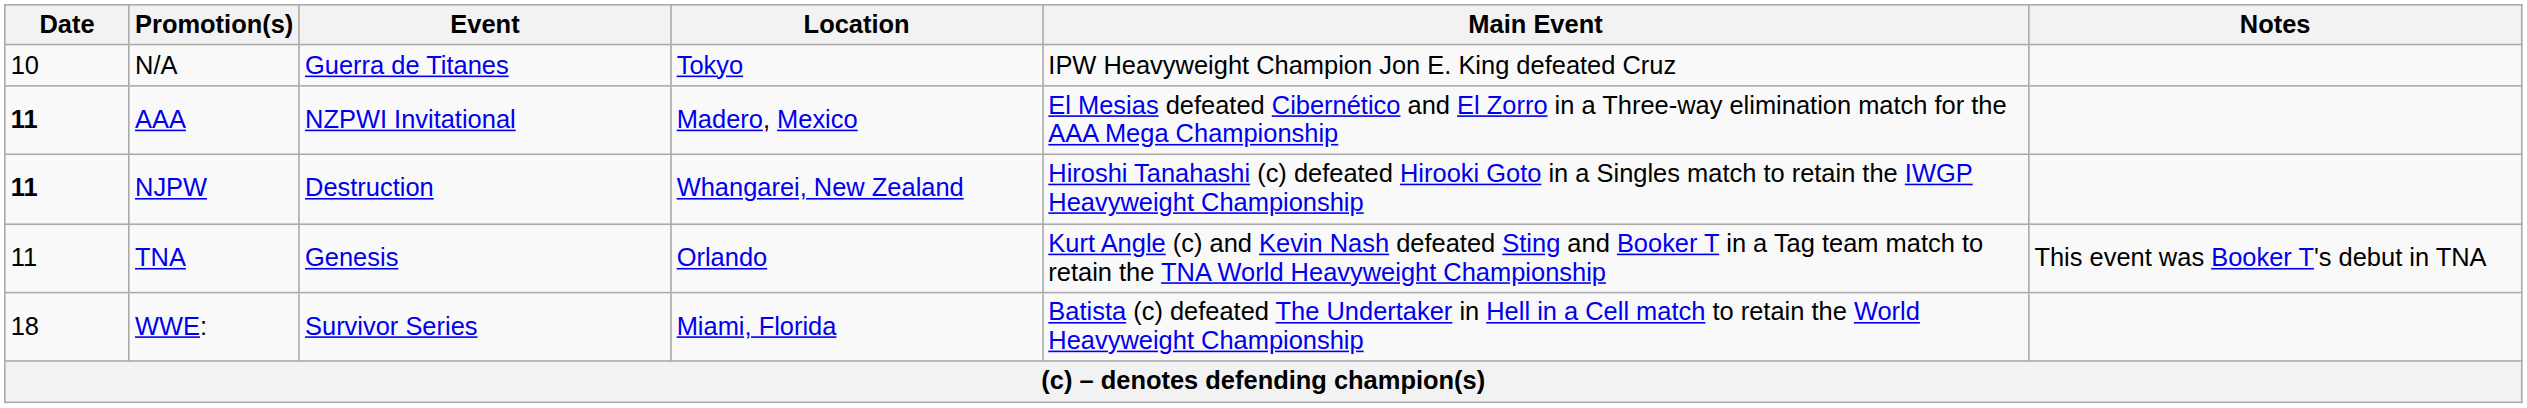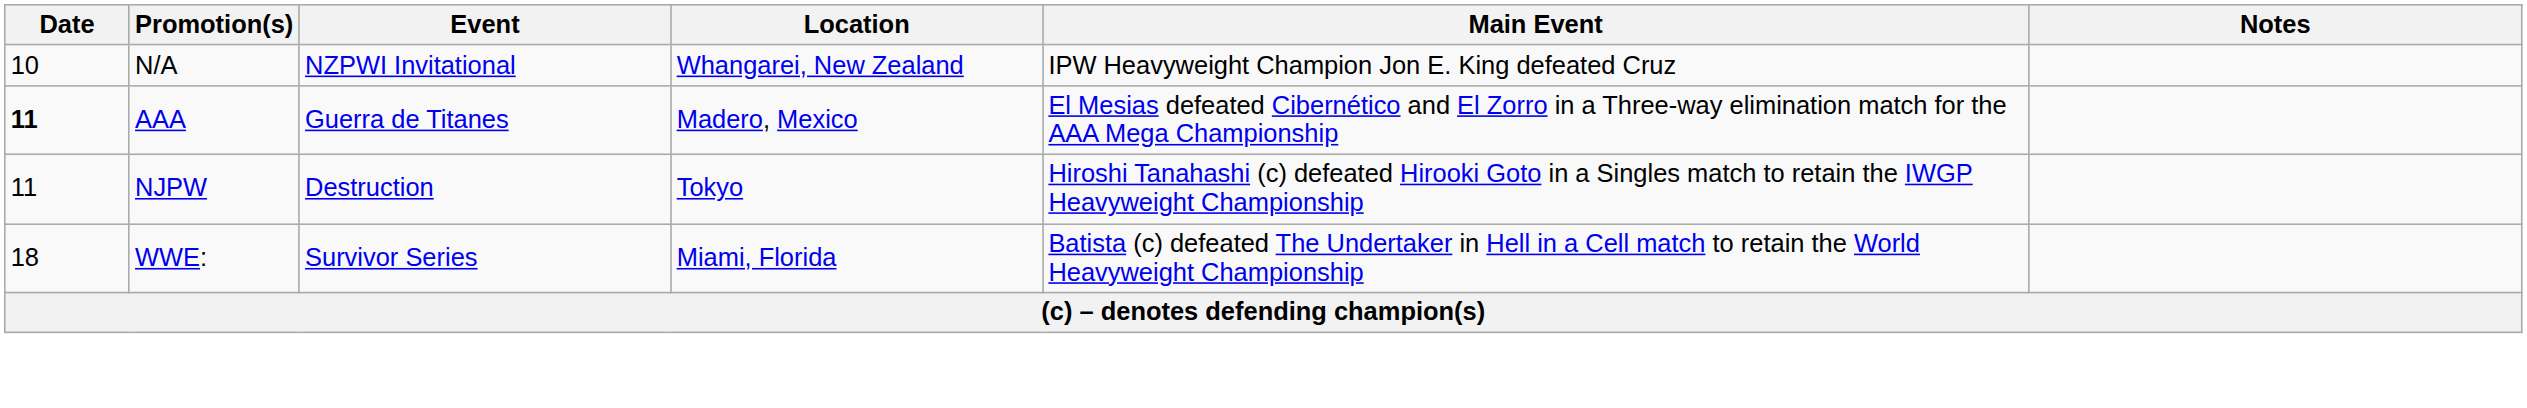(407, 65) Guerra de Titanes -> (410, 65) NZPWI Invitational
(710, 65) Tokyo -> (820, 65) Whangarei, New Zealand
(410, 119) NZPWI Invitational -> (407, 119) Guerra de Titanes
(24, 188) bold -> (24, 188) normal
(820, 188) Whangarei, New Zealand -> (710, 188) Tokyo
- row: (160, 257)
